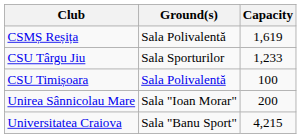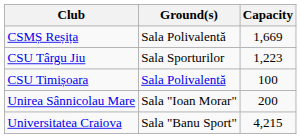(268, 37) 1,619 -> (268, 37) 1,669
(268, 58) 1,233 -> (268, 58) 1,223
